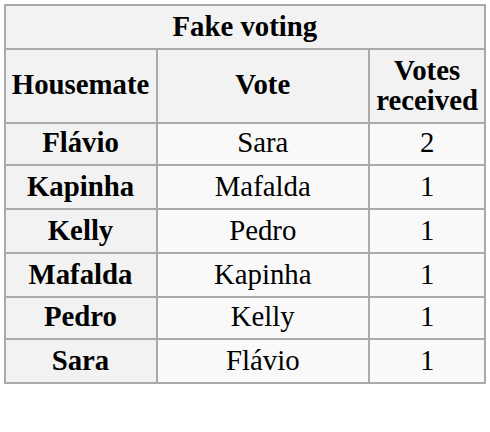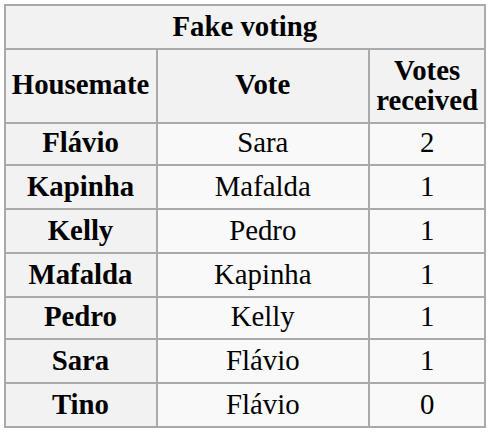+ row: (80, 404)
